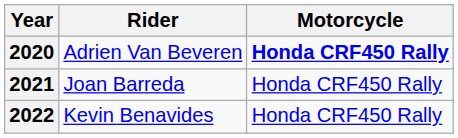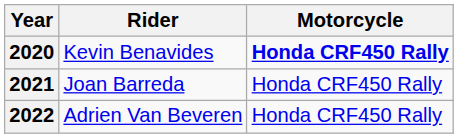(153, 52) Adrien Van Beveren -> (139, 52) Kevin Benavides
(139, 116) Kevin Benavides -> (153, 116) Adrien Van Beveren
